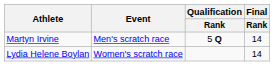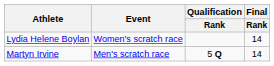rows swapped: (33, 40) <-> (48, 54)
